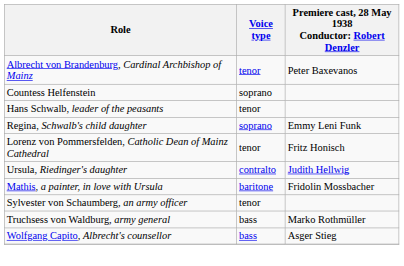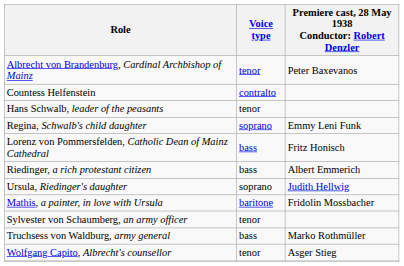(256, 92) soprano -> (258, 92) contralto
(250, 147) tenor -> (248, 147) bass
+ row: (79, 170)
(258, 170) contralto -> (256, 186) soprano
(248, 236) bass -> (250, 252) tenor
